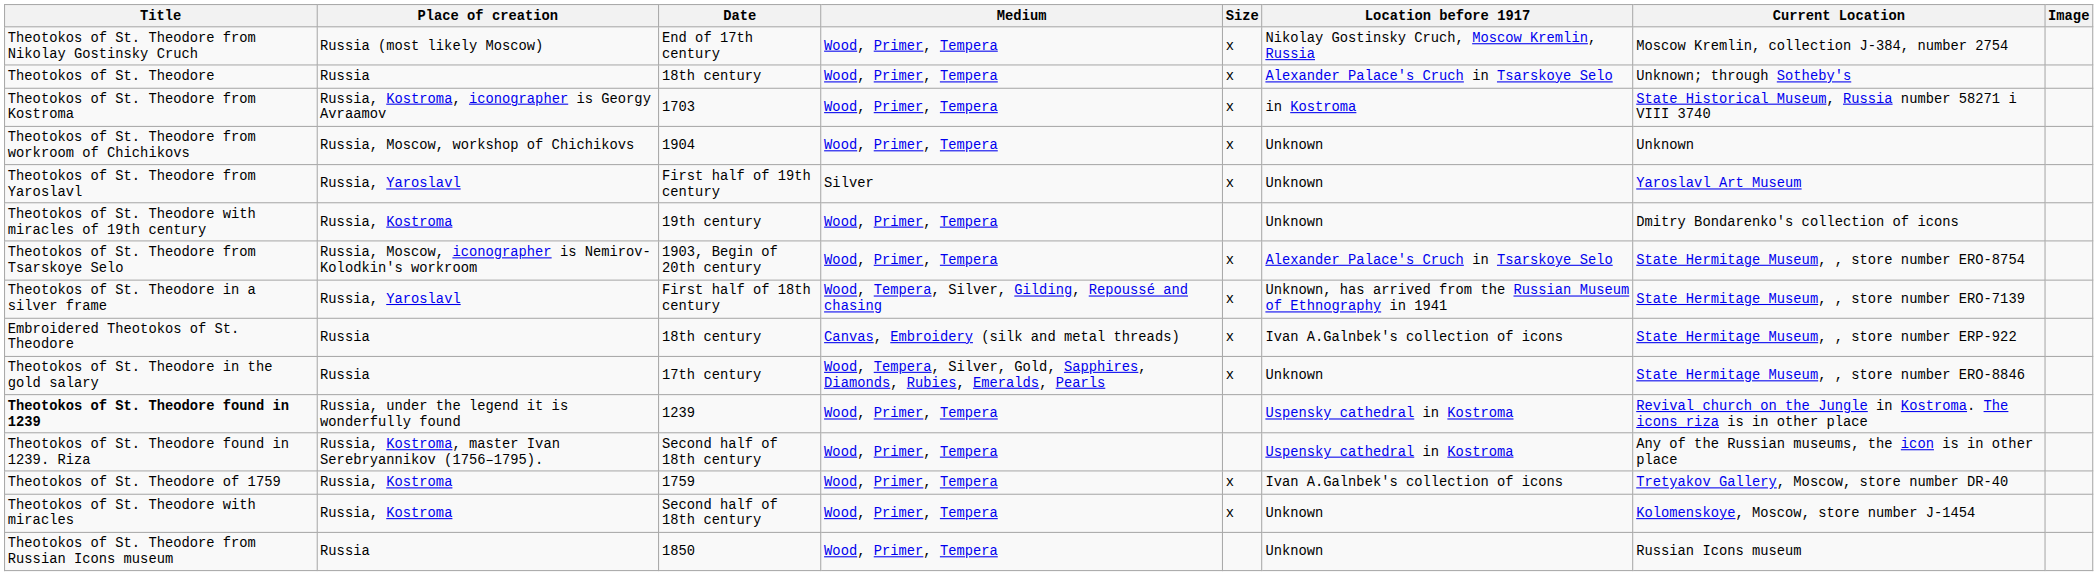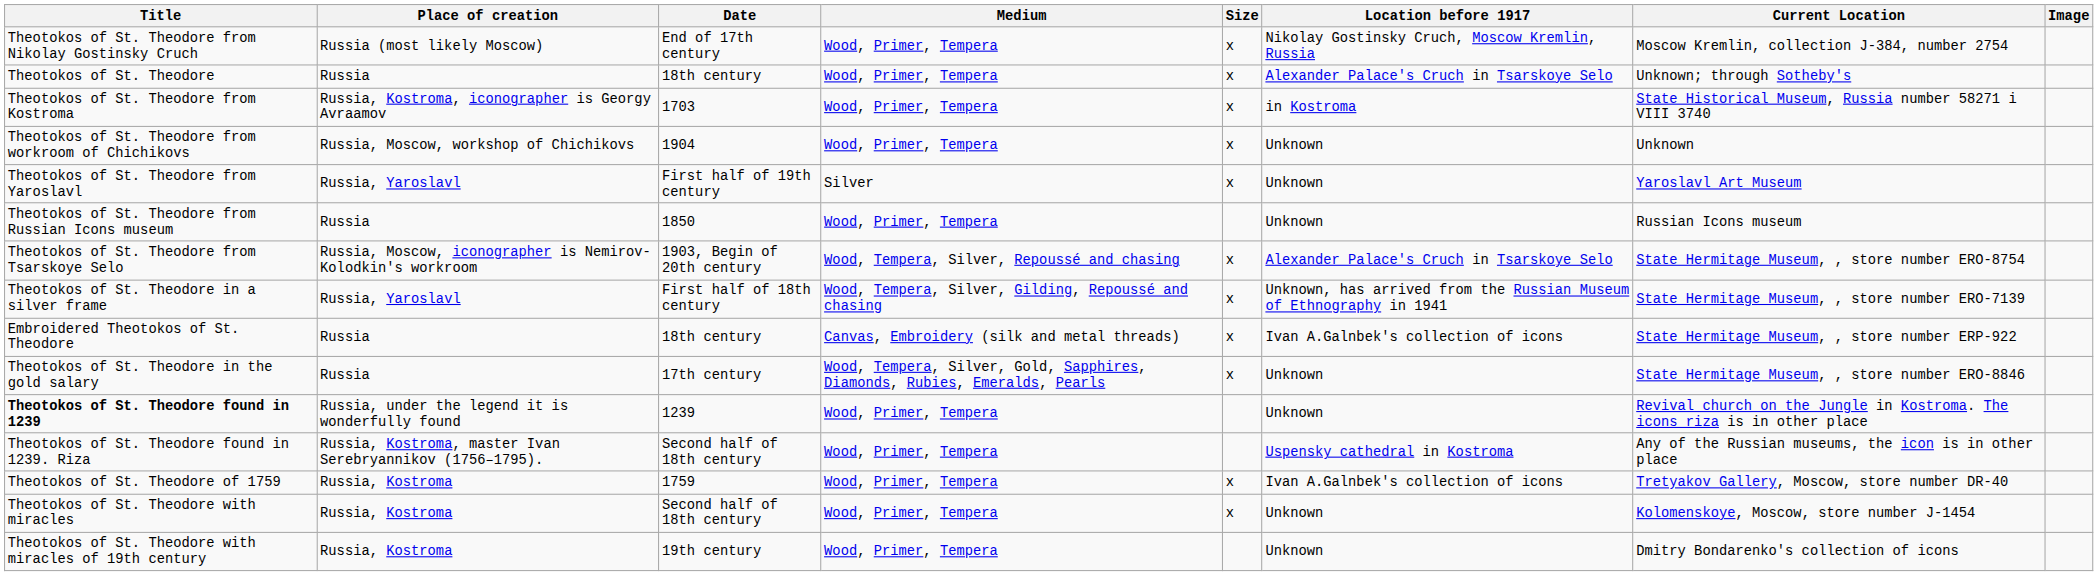rows swapped: (132, 551) <-> (132, 222)
(911, 260) Wood, Primer, Tempera -> (1002, 260) Wood, Tempera, Silver, Repoussé and chasing
(1389, 414) Uspensky cathedral in Kostroma -> (1294, 414) Unknown
